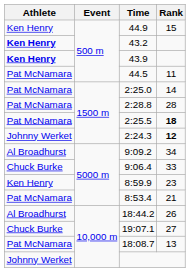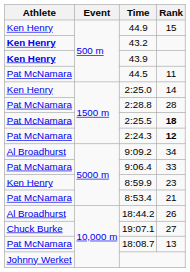(39, 90) Pat McNamara -> (30, 90) Ken Henry
(39, 136) Johnny Werket -> (39, 136) Pat McNamara
(35, 167) Chuck Burke -> (39, 167) Pat McNamara
